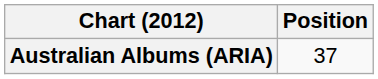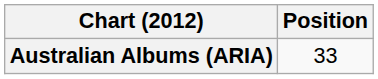(325, 55) 37 -> (325, 55) 33
